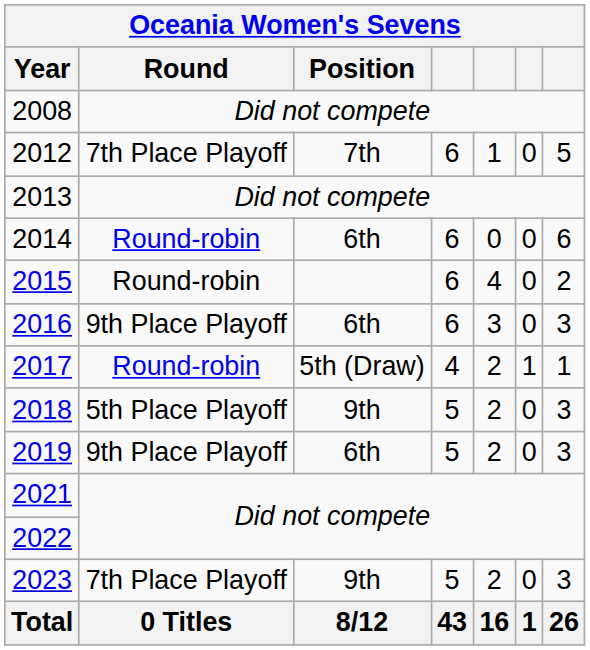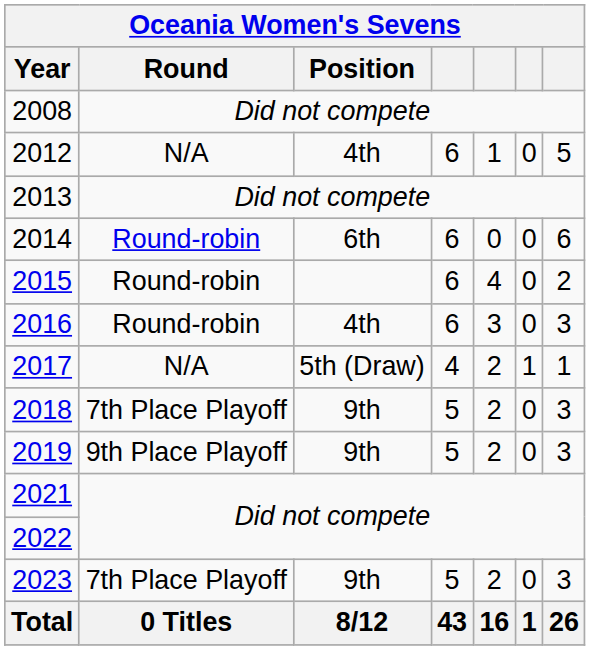(186, 153) 7th Place Playoff -> (186, 153) N/A
(362, 153) 7th -> (362, 153) 4th
(186, 324) 9th Place Playoff -> (186, 324) Round-robin
(362, 324) 6th -> (362, 324) 4th
(186, 366) Round-robin -> (186, 366) N/A
(186, 409) 5th Place Playoff -> (186, 409) 7th Place Playoff
(362, 452) 6th -> (362, 452) 9th
